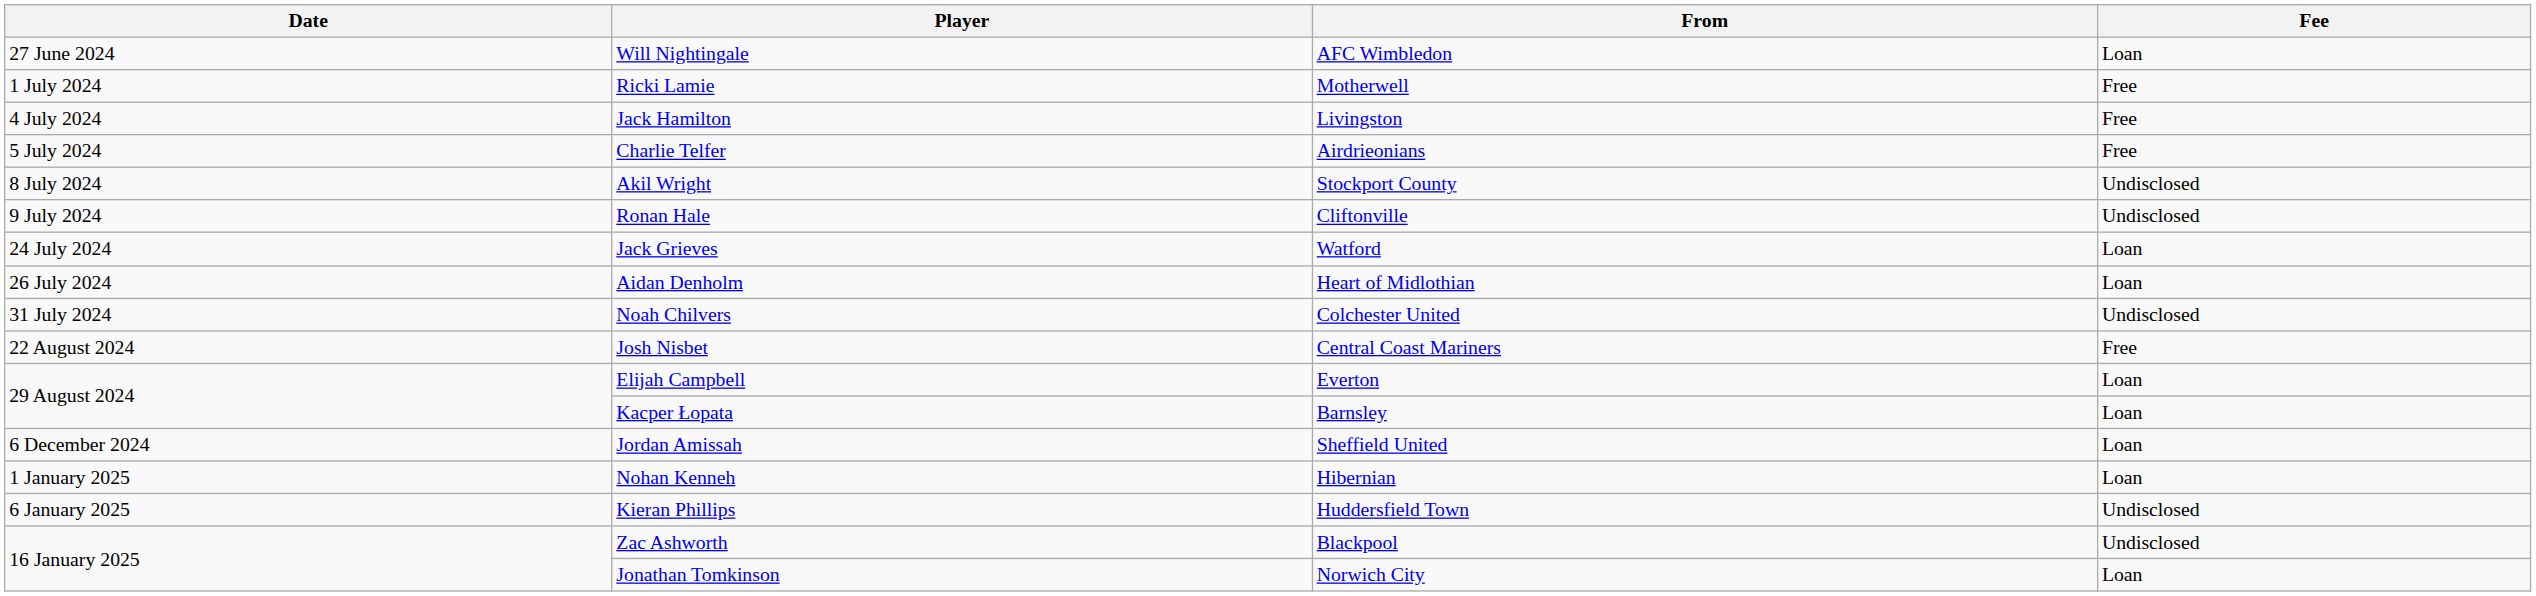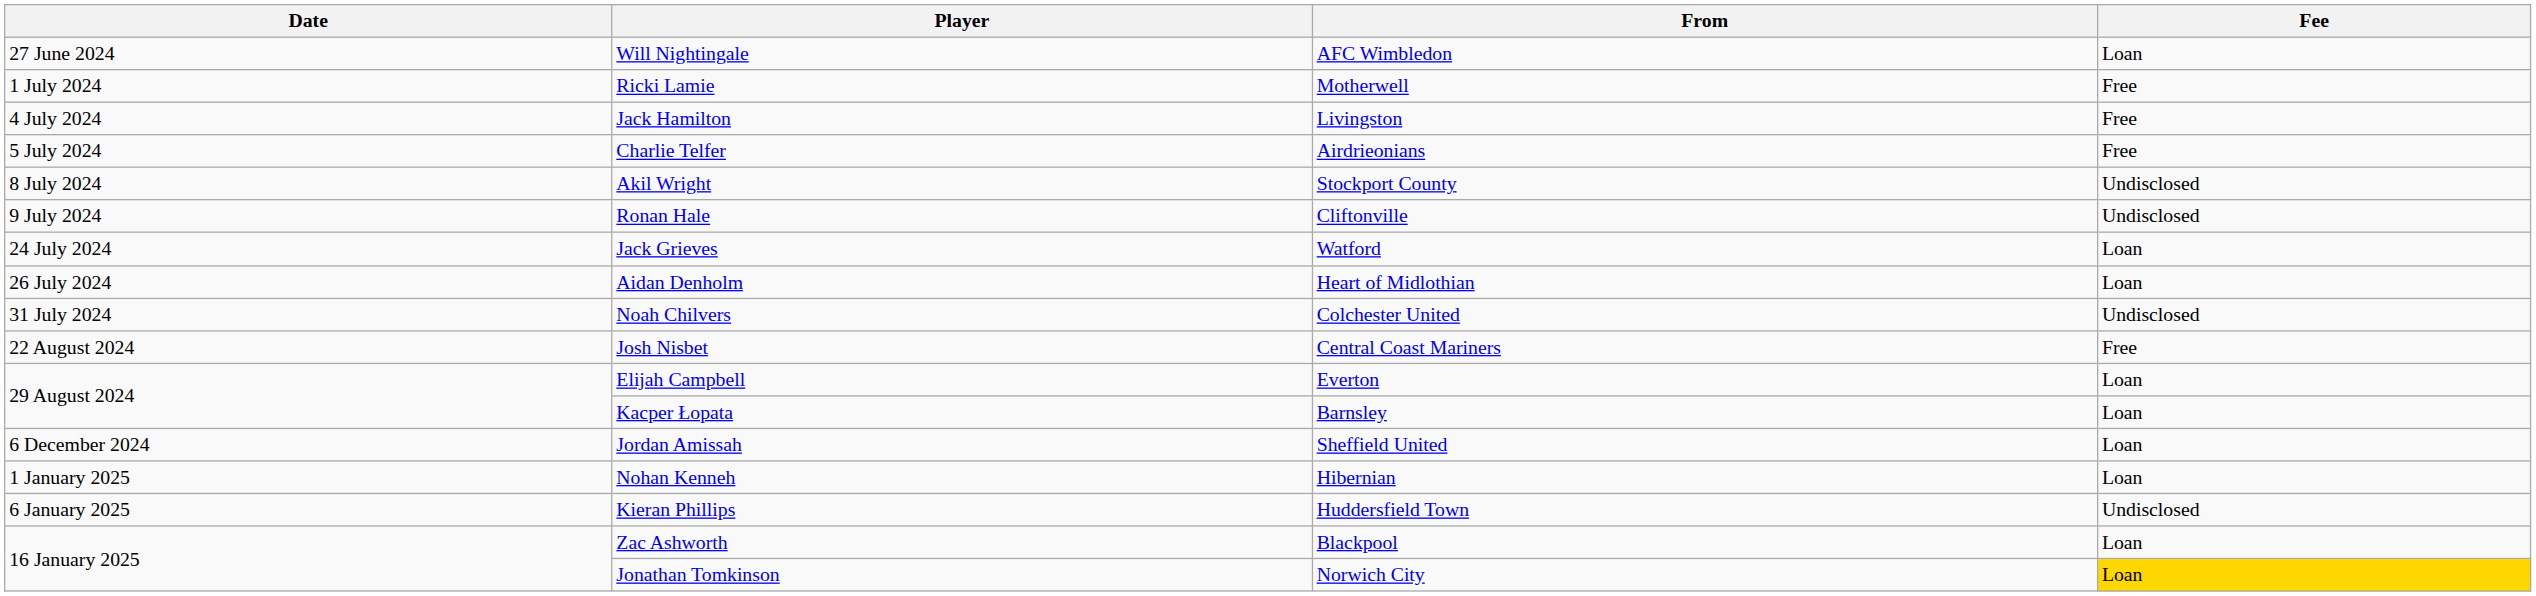(2151, 542) Undisclosed -> (2122, 542) Loan
(2122, 574) no background -> (2122, 574) gold background
